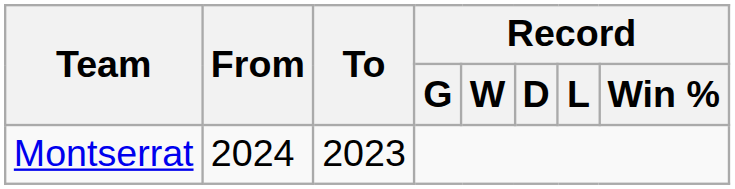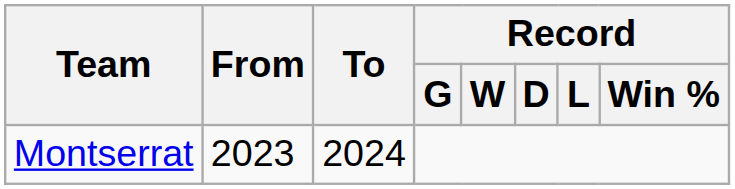(253, 153) 2024 -> (253, 153) 2023
(364, 153) 2023 -> (364, 153) 2024
